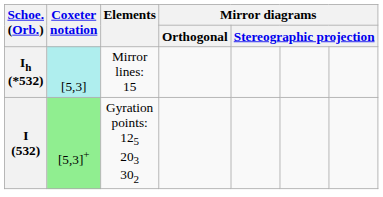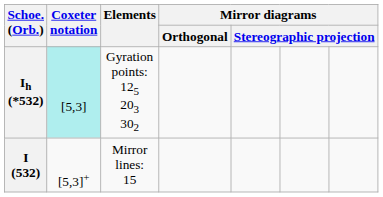(130, 72) Mirror lines: 15 -> (130, 92) Gyration points: 125 203 302
(74, 158) lightgreen background -> (74, 180) no background
(130, 143) Gyration points: 125 203 302 -> (130, 165) Mirror lines: 15
